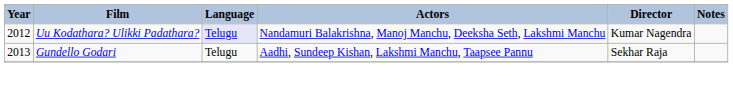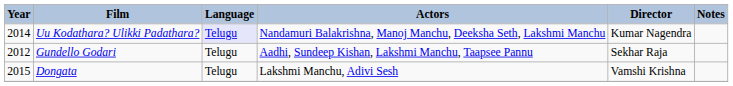(19, 33) 2012 -> (19, 33) 2014
(19, 52) 2013 -> (19, 52) 2012
+ row: (56, 72)
